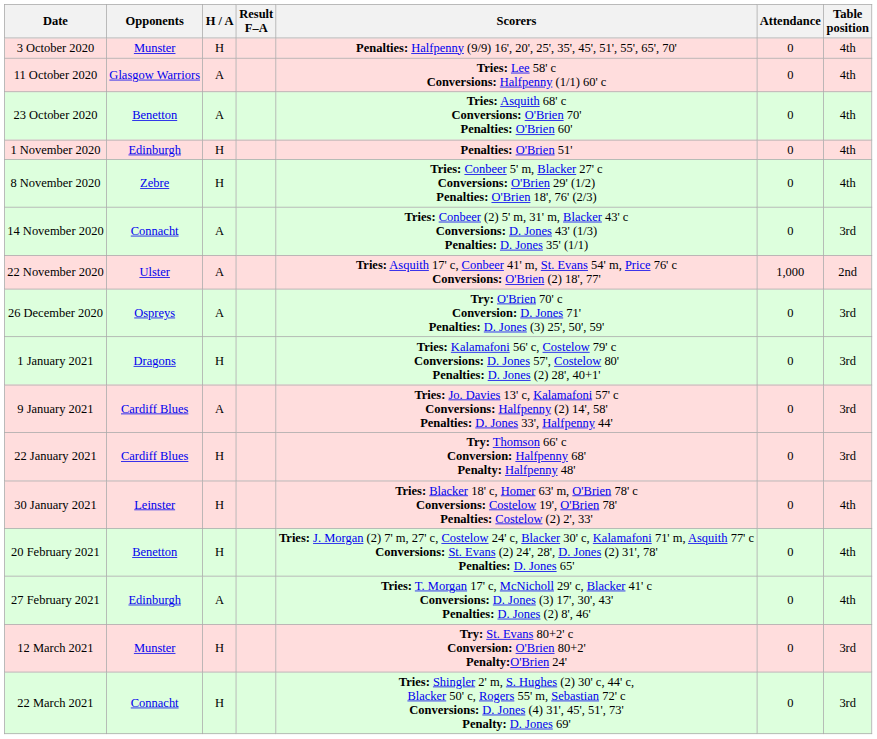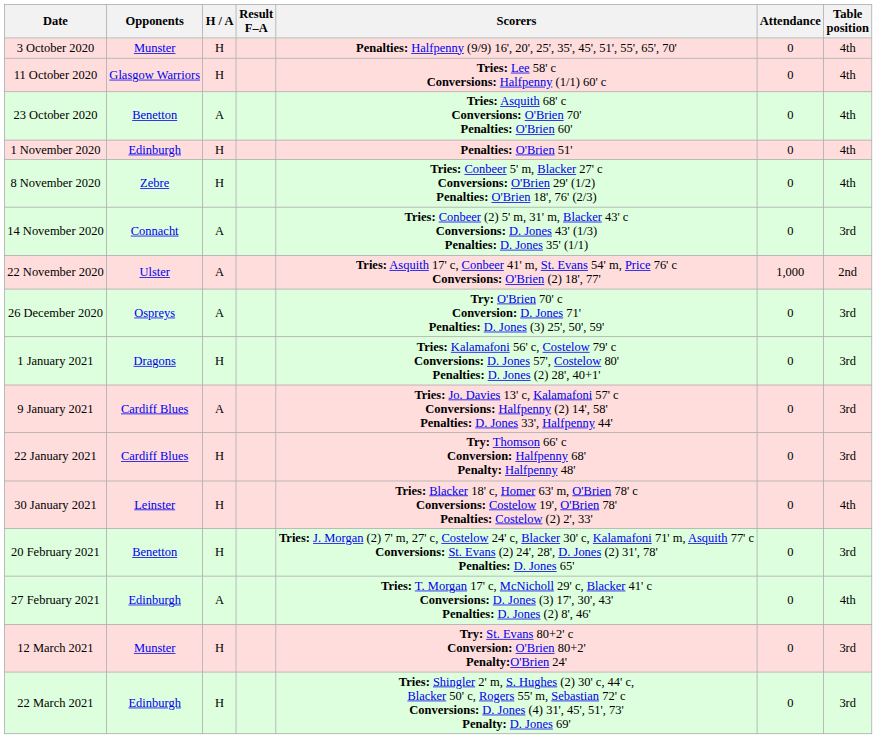(220, 75) A -> (220, 75) H
(848, 552) 4th -> (848, 552) 3rd
(155, 703) Connacht -> (155, 703) Edinburgh
